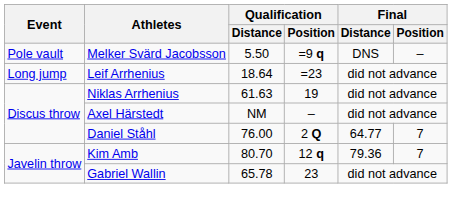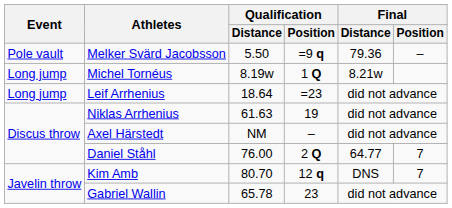(366, 54) DNS -> (366, 54) 79.36
+ row: (130, 74)
(366, 154) 79.36 -> (366, 174) DNS
